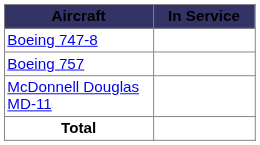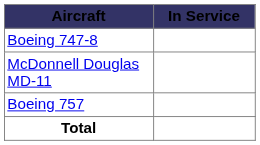rows swapped: (73, 96) <-> (46, 63)
